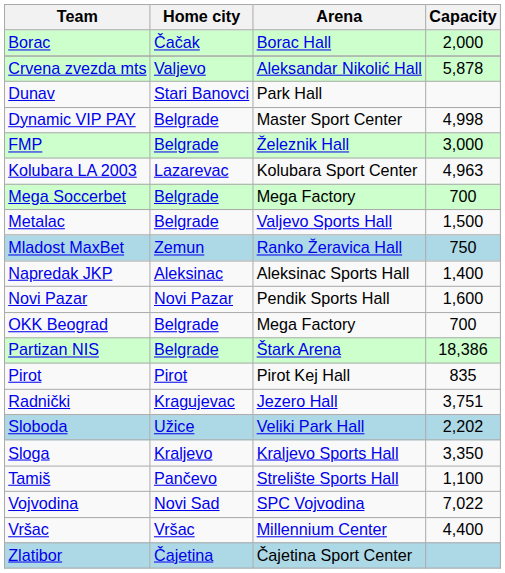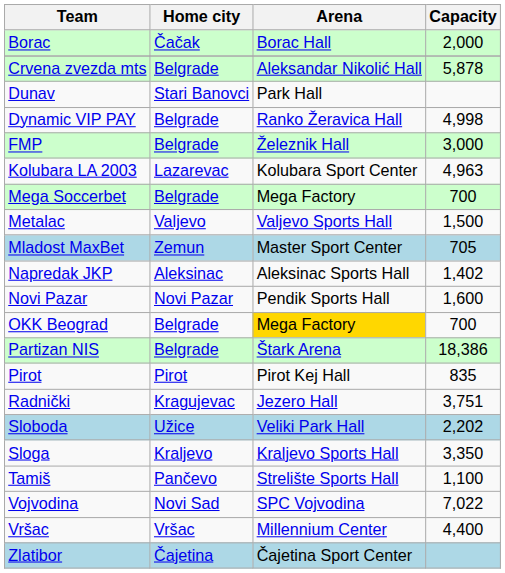(180, 68) Valjevo -> (186, 68) Belgrade
(329, 119) Master Sport Center -> (329, 119) Ranko Žeravica Hall
(186, 222) Belgrade -> (180, 222) Valjevo
(329, 247) Ranko Žeravica Hall -> (329, 247) Master Sport Center
(463, 247) 750 -> (463, 247) 705
(463, 273) 1,400 -> (463, 273) 1,402
(306, 324) no background -> (306, 324) gold background
